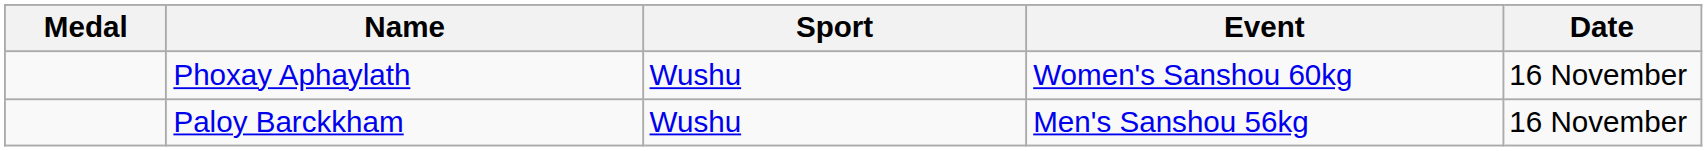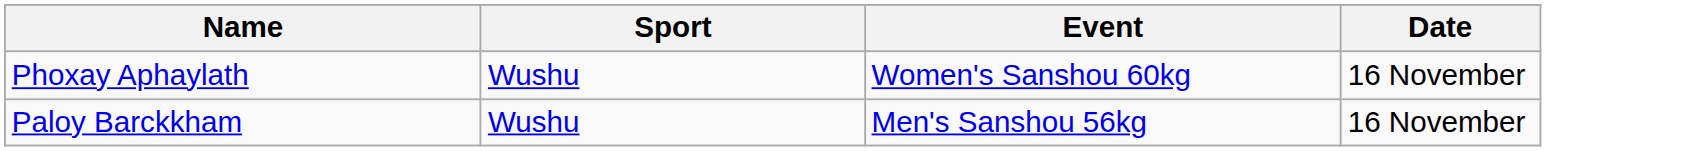- column: (86, 27)
